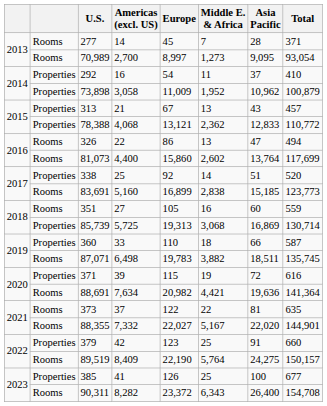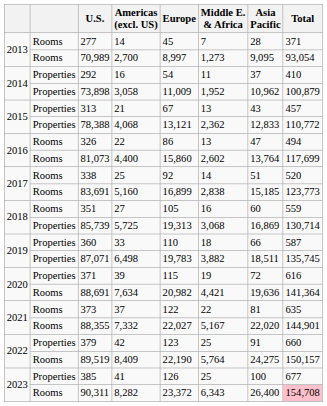(54, 175) Properties -> (48, 175) Rooms
(48, 259) Rooms -> (54, 259) Properties
(303, 393) no background -> (303, 393) pink background
